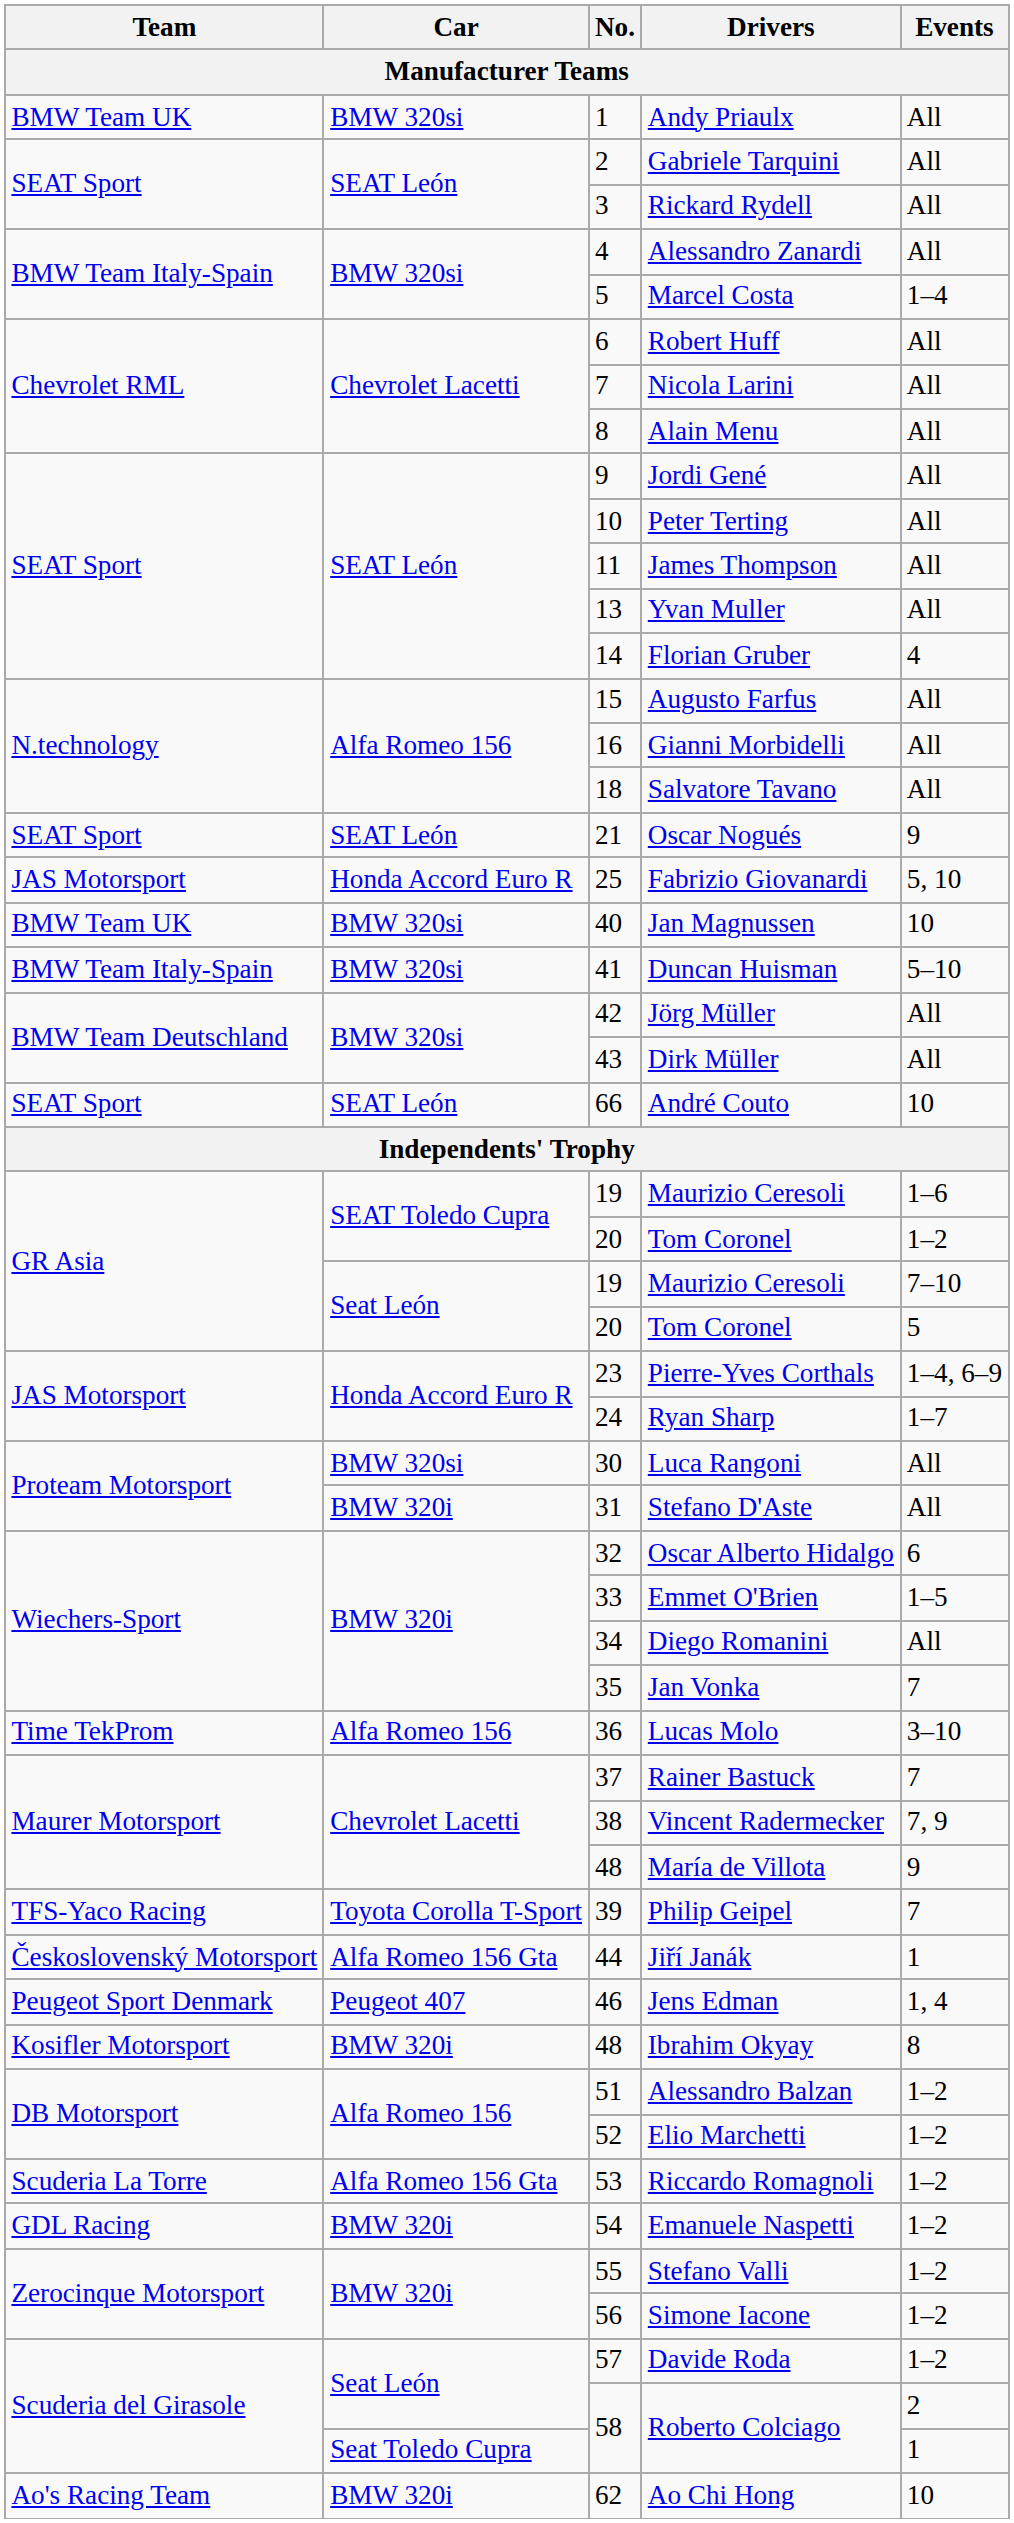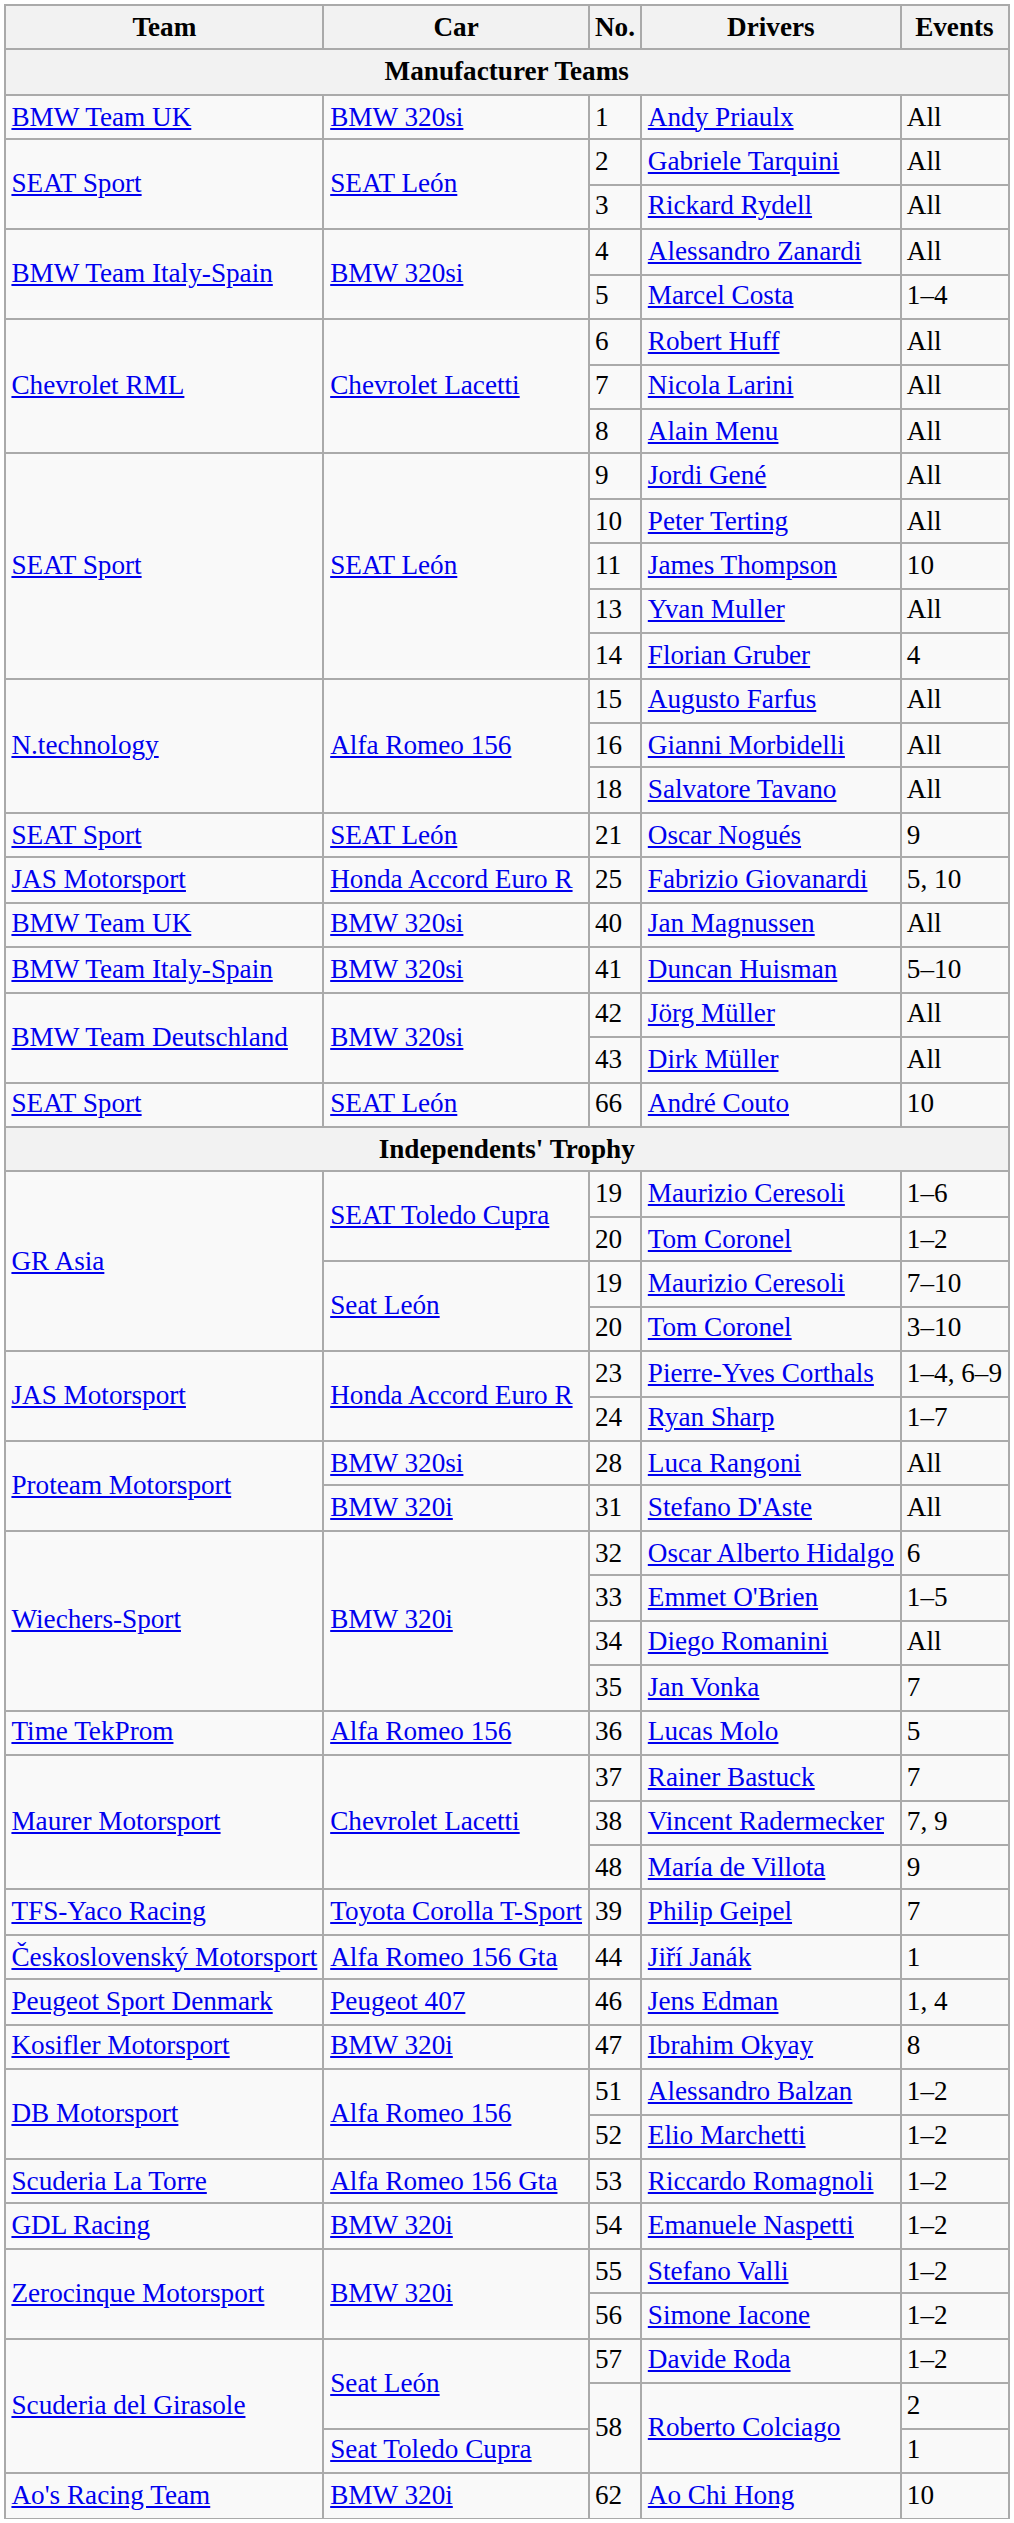(924, 565) All -> (920, 565) 10
(920, 924) 10 -> (924, 924) All
(914, 1327) 5 -> (934, 1327) 3–10
(608, 1462) 30 -> (608, 1462) 28
(934, 1731) 3–10 -> (914, 1731) 5
(608, 2045) 48 -> (608, 2045) 47
